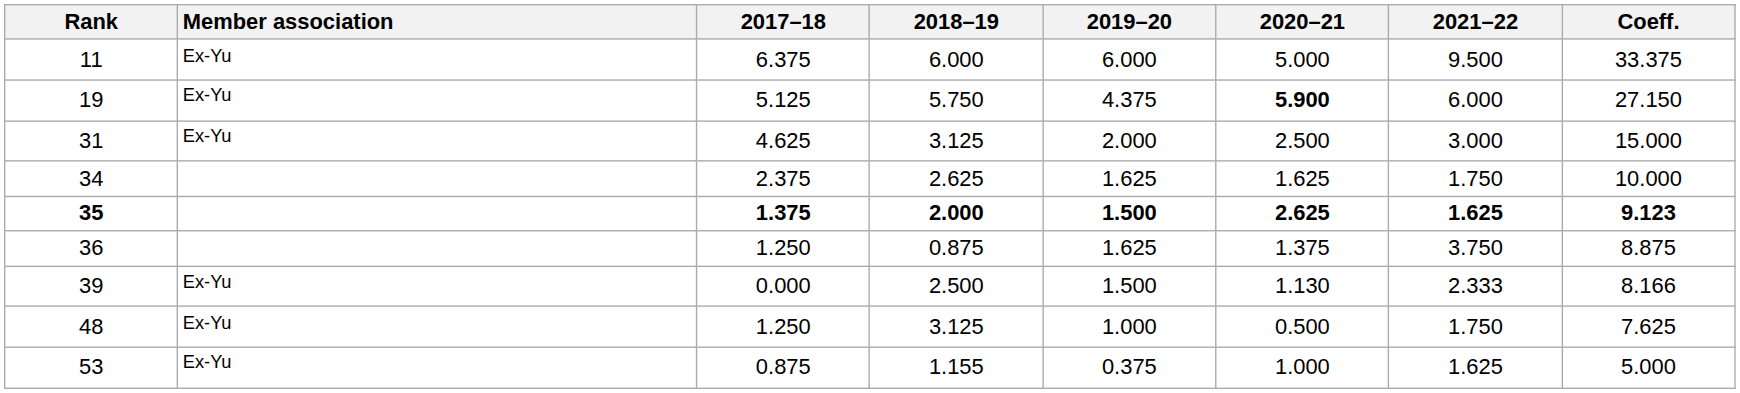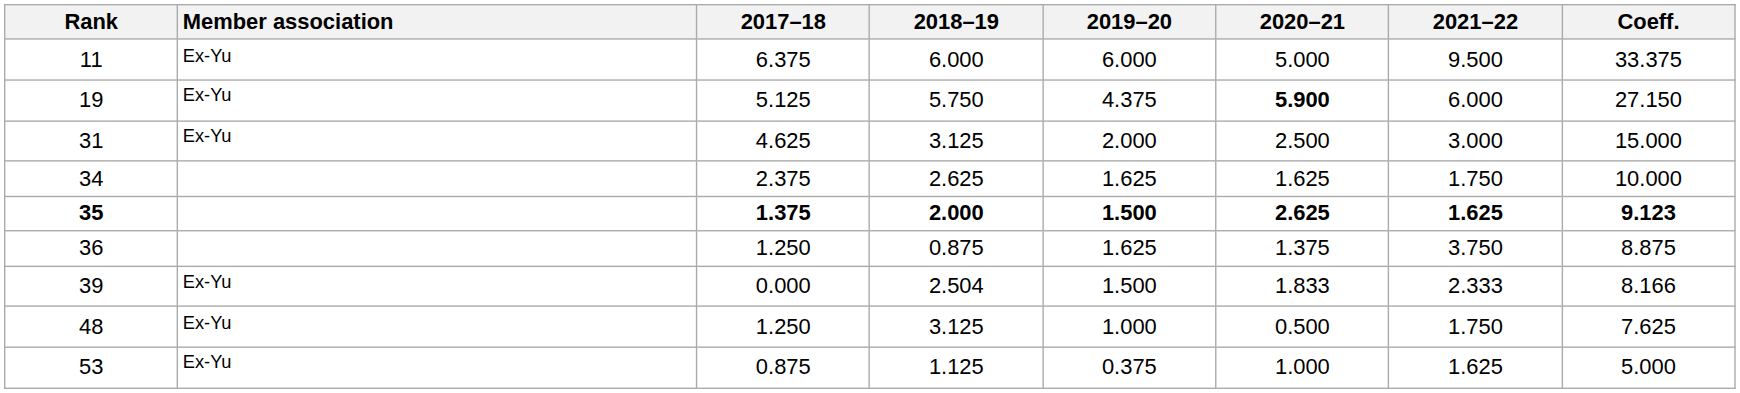(956, 285) 2.500 -> (956, 285) 2.504
(1302, 285) 1.130 -> (1302, 285) 1.833
(956, 367) 1.155 -> (956, 367) 1.125
